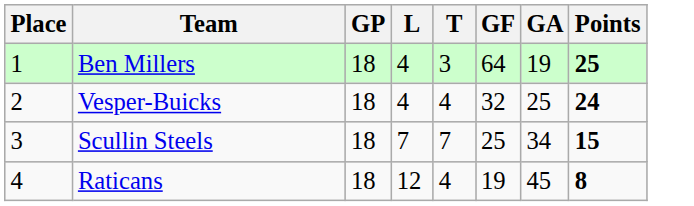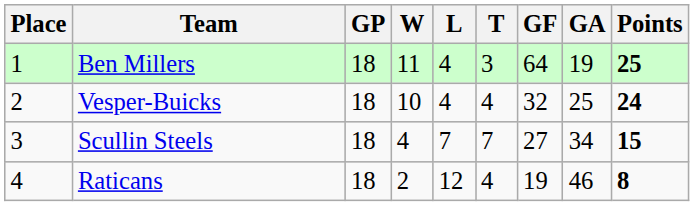+ column: (412, 24)
(493, 141) 25 -> (535, 141) 27
(539, 180) 45 -> (581, 180) 46
